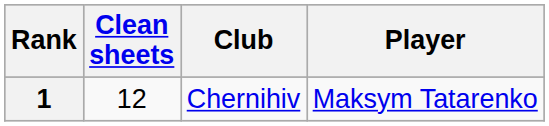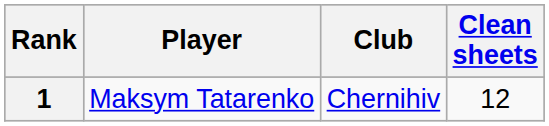columns swapped: (425, 40) <-> (132, 40)
